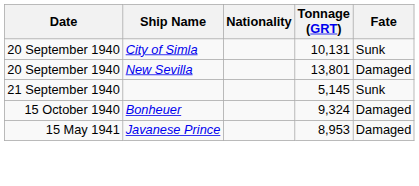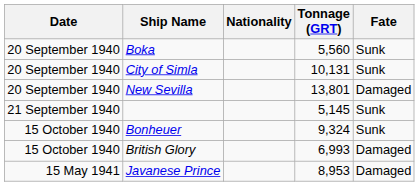+ row: (140, 49)
(384, 110) Damaged -> (370, 130) Sunk
+ row: (161, 150)
